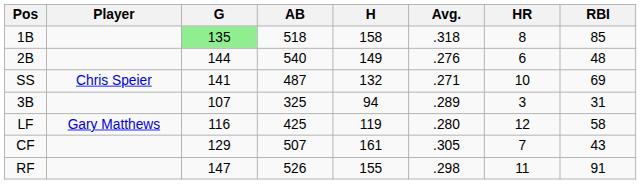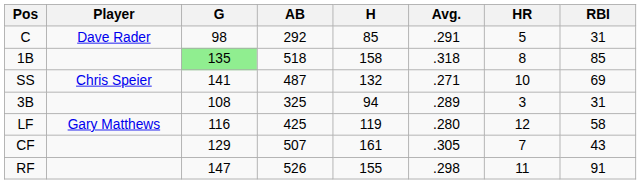+ row: (25, 37)
- row: (25, 59)
(219, 102) 107 -> (219, 102) 108
